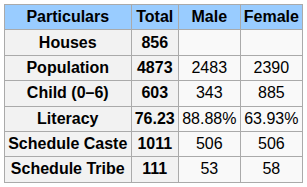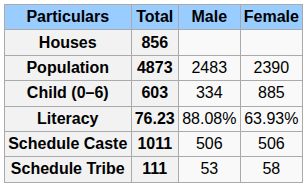(209, 93) 343 -> (209, 93) 334
(209, 118) 88.88% -> (209, 118) 88.08%
